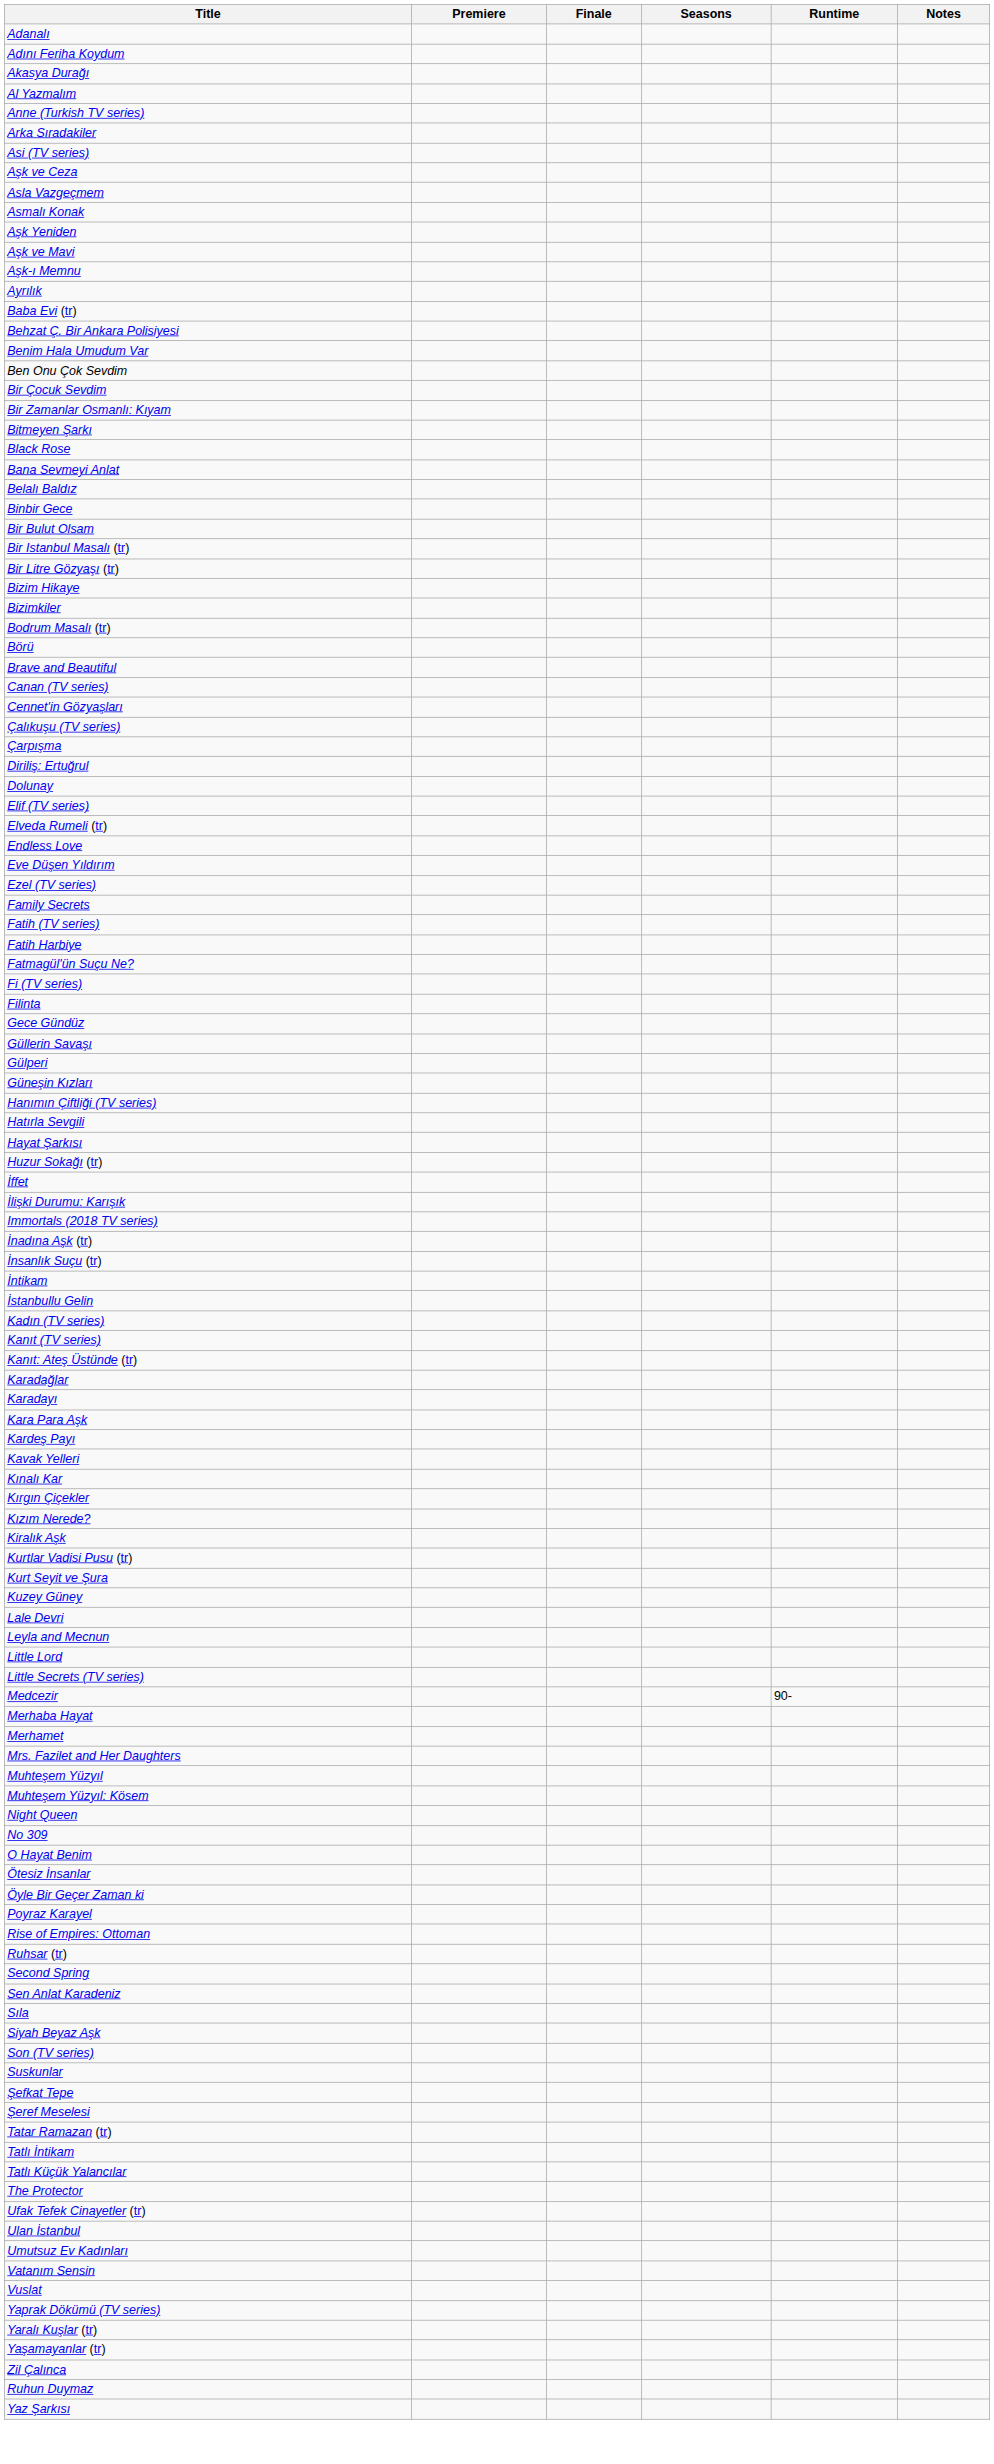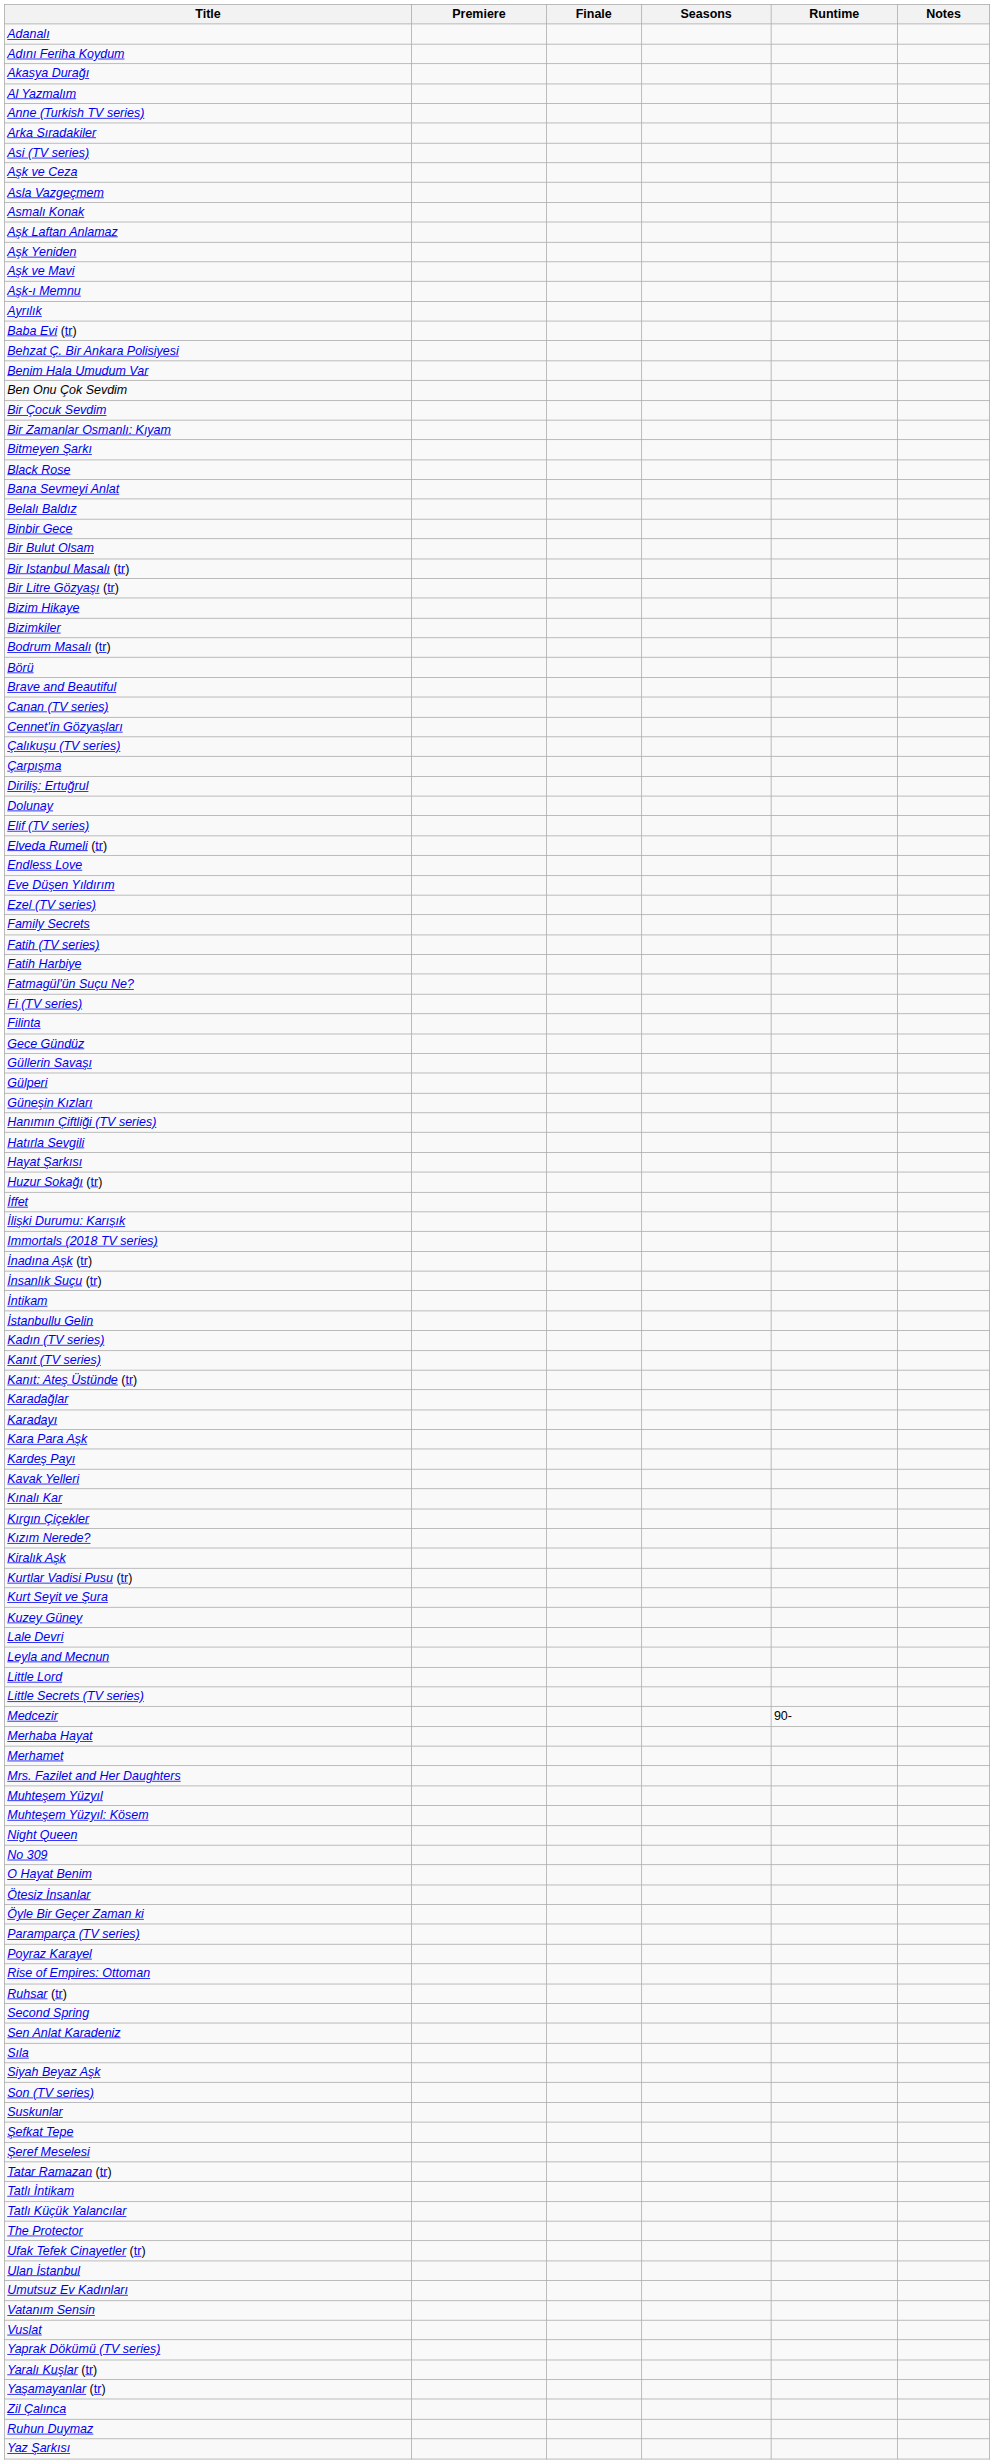+ row: (63, 232)
+ row: (73, 1934)
